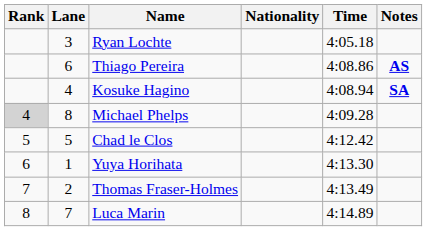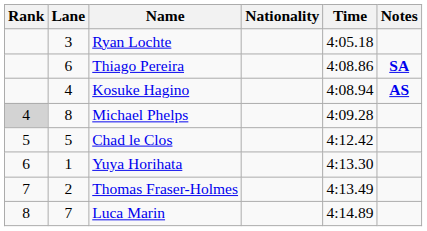(399, 66) AS -> (399, 66) SA
(399, 90) SA -> (399, 90) AS
